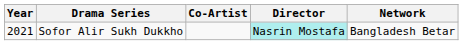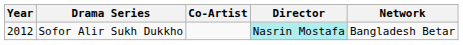(20, 31) 2021 -> (20, 31) 2012
